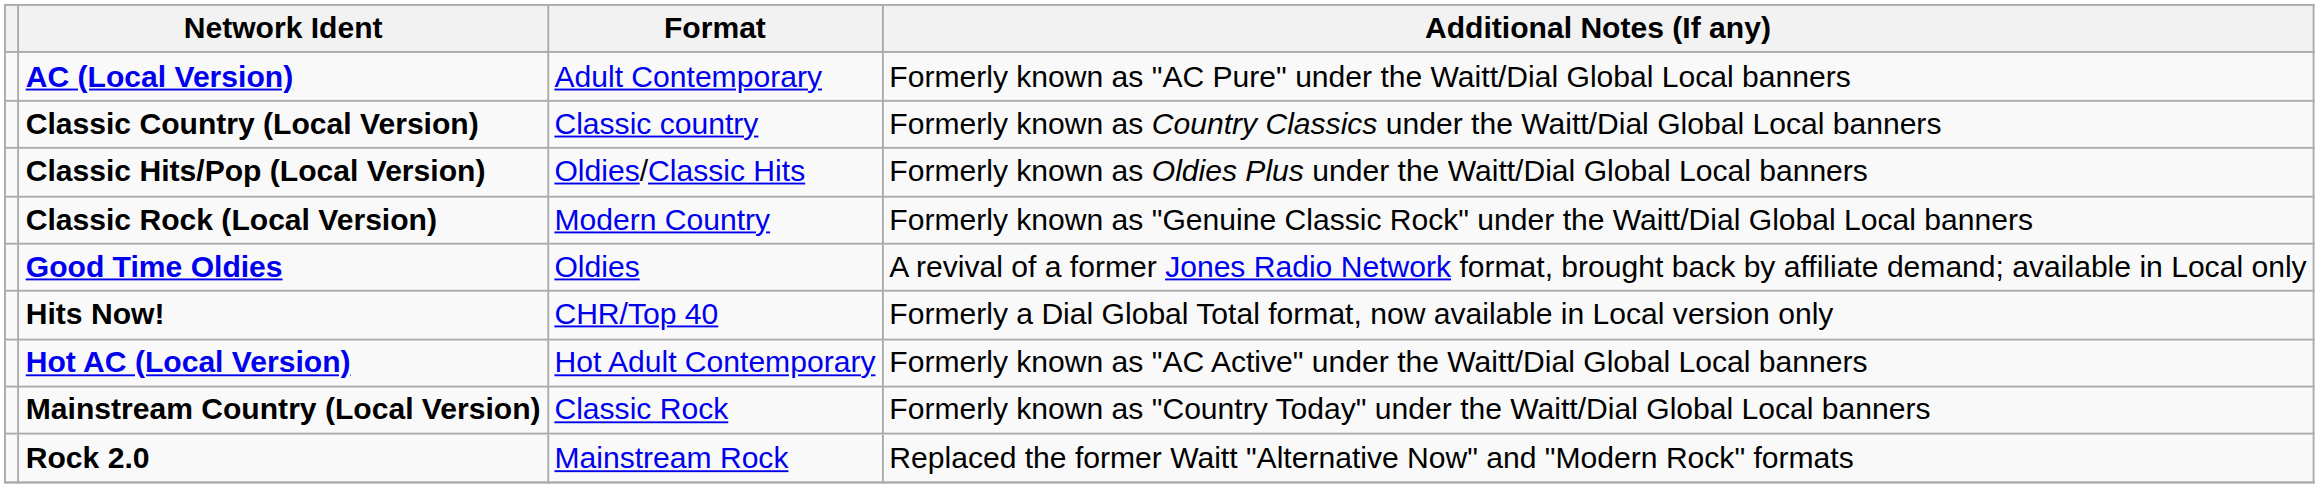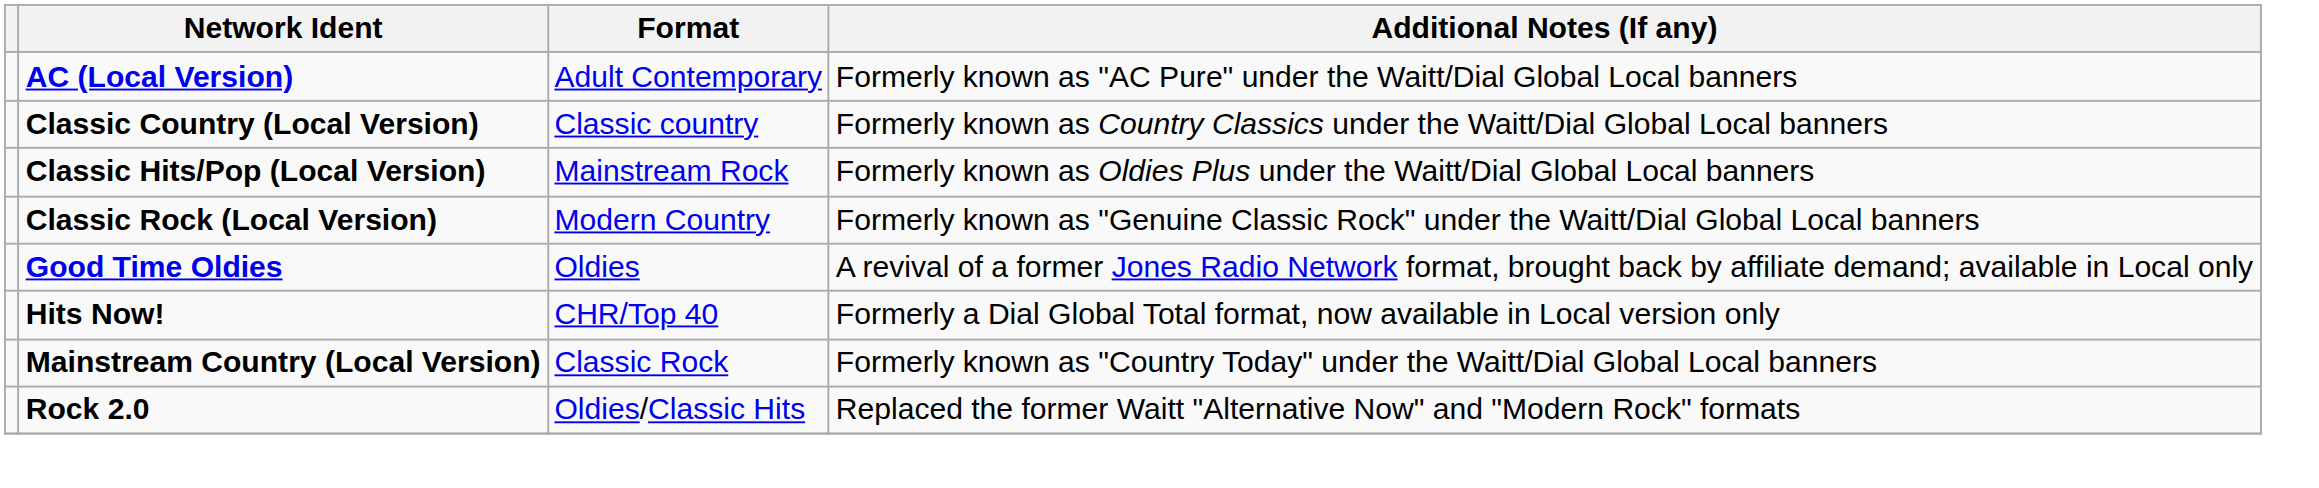(680, 171) Oldies/Classic Hits -> (671, 171) Mainstream Rock
- row: (188, 362)
(671, 457) Mainstream Rock -> (680, 409) Oldies/Classic Hits
